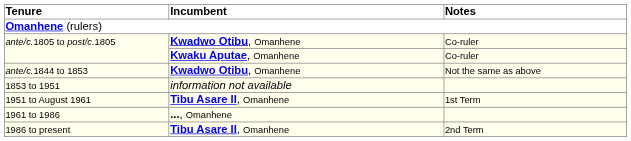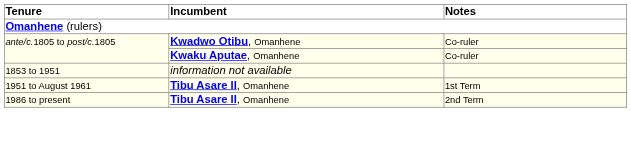- row: (47, 71)
- row: (33, 115)
